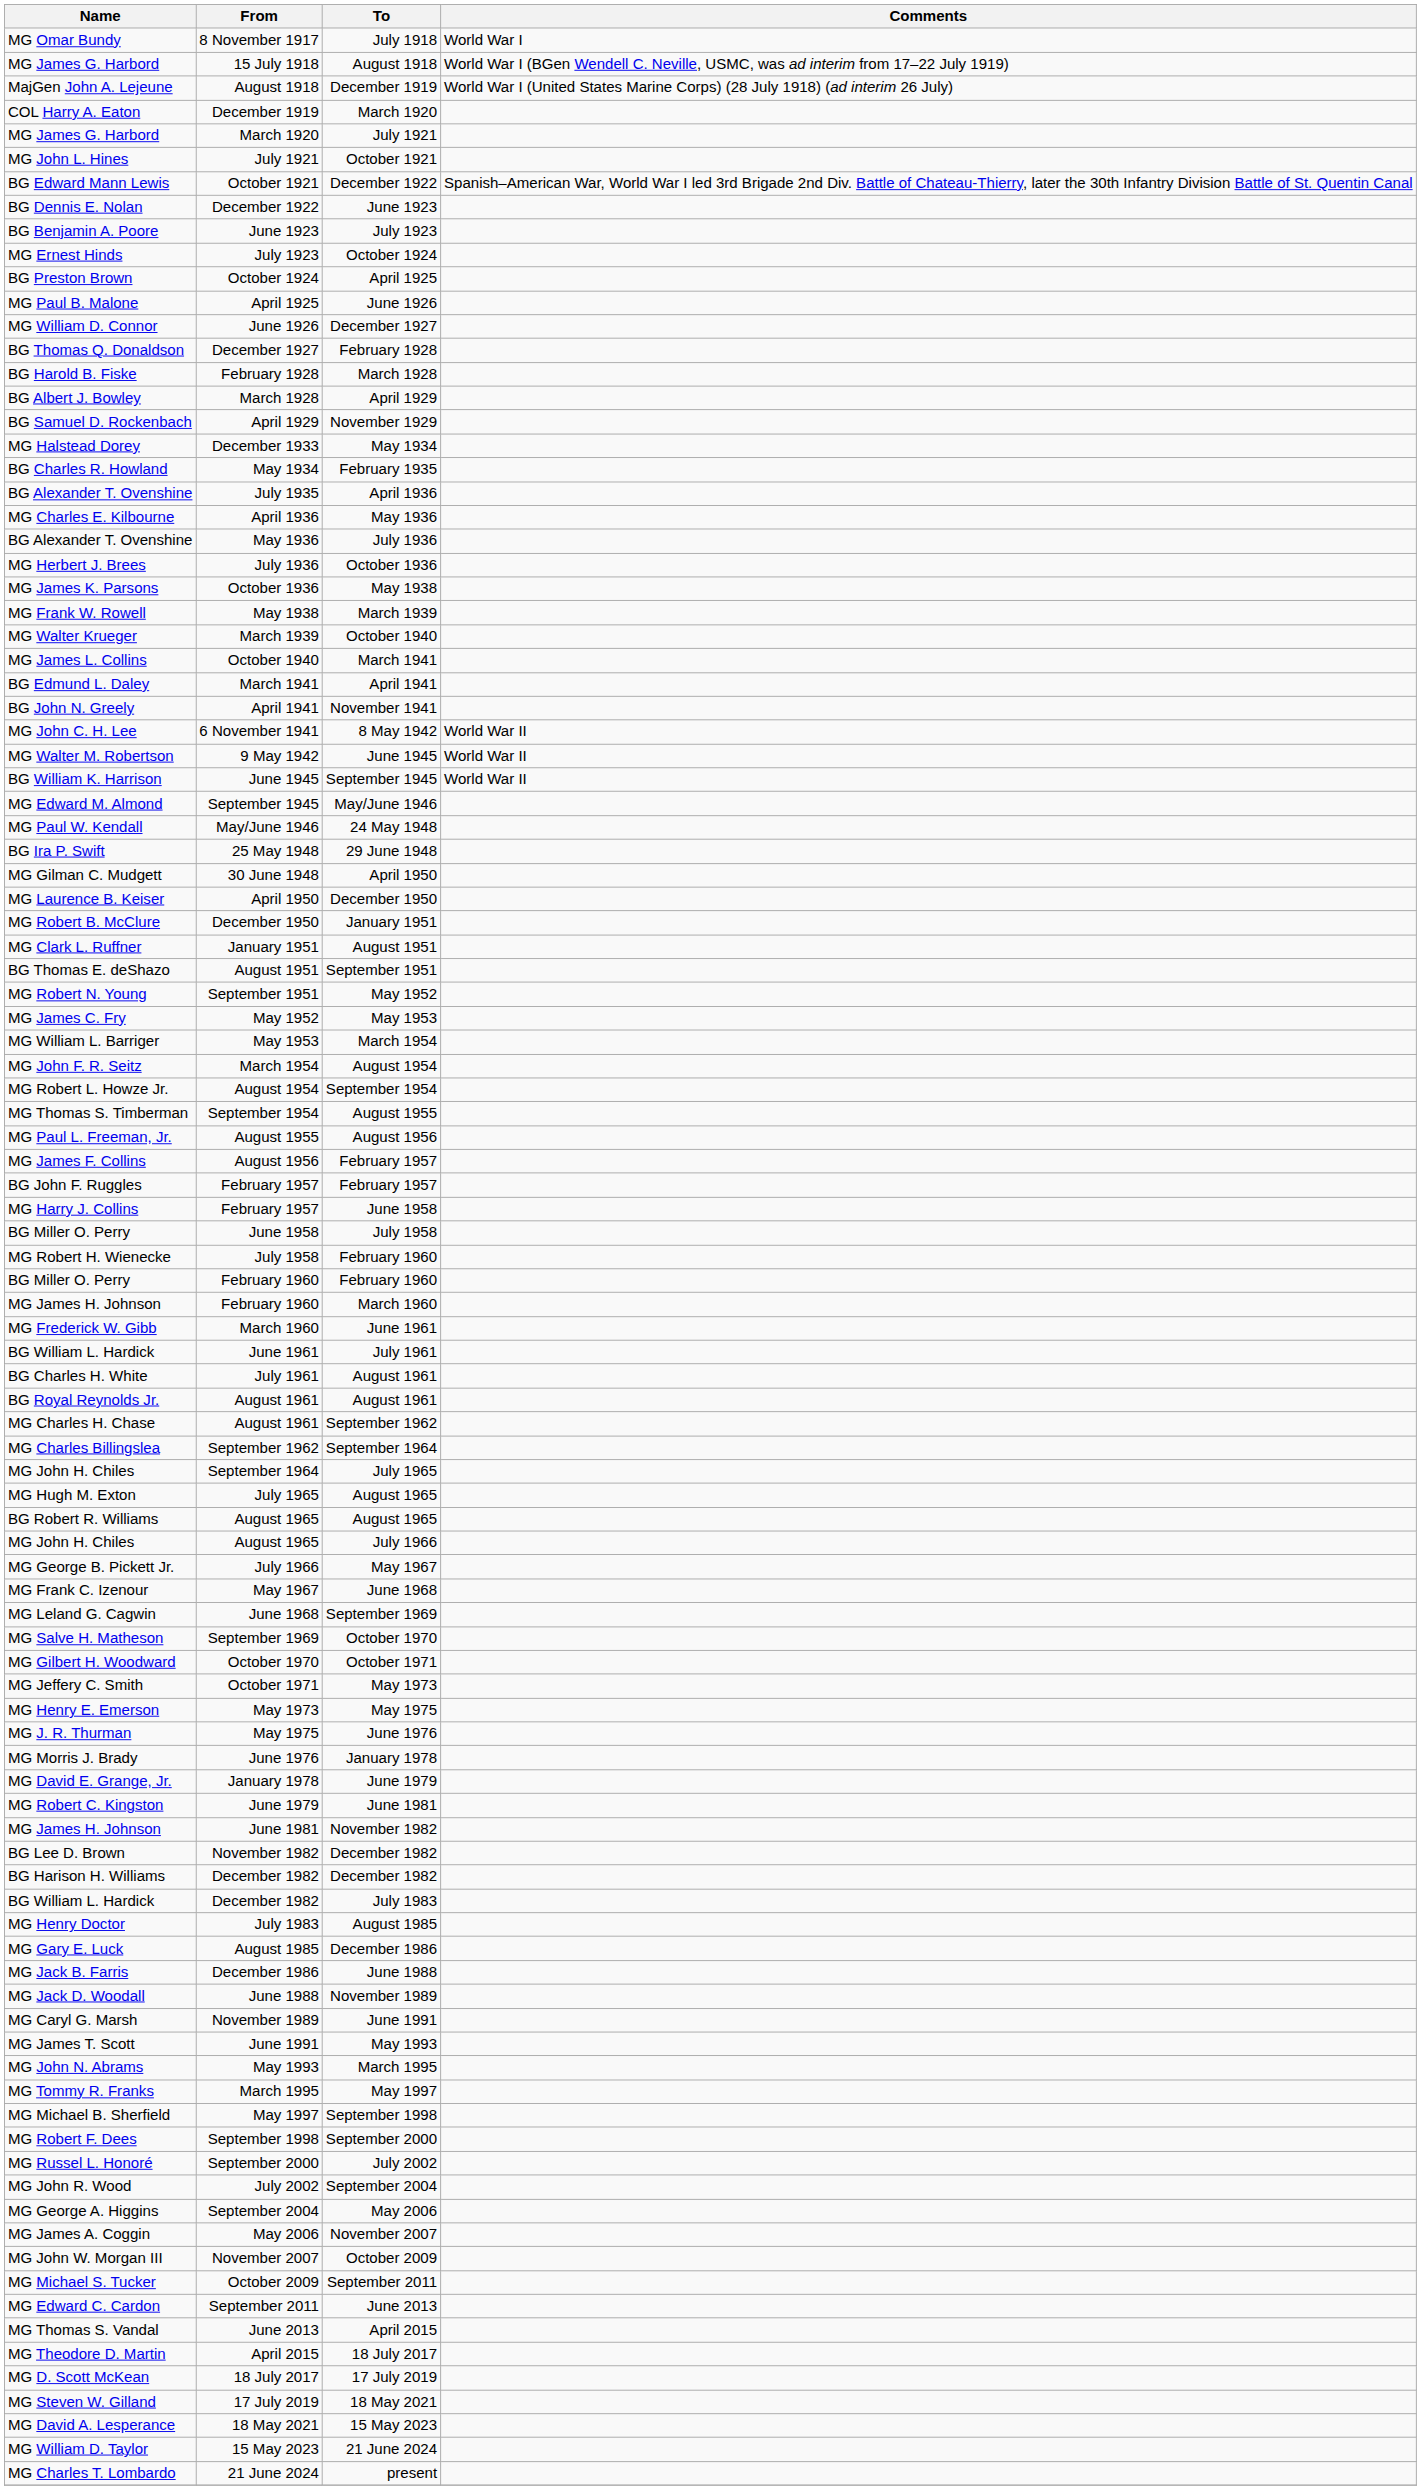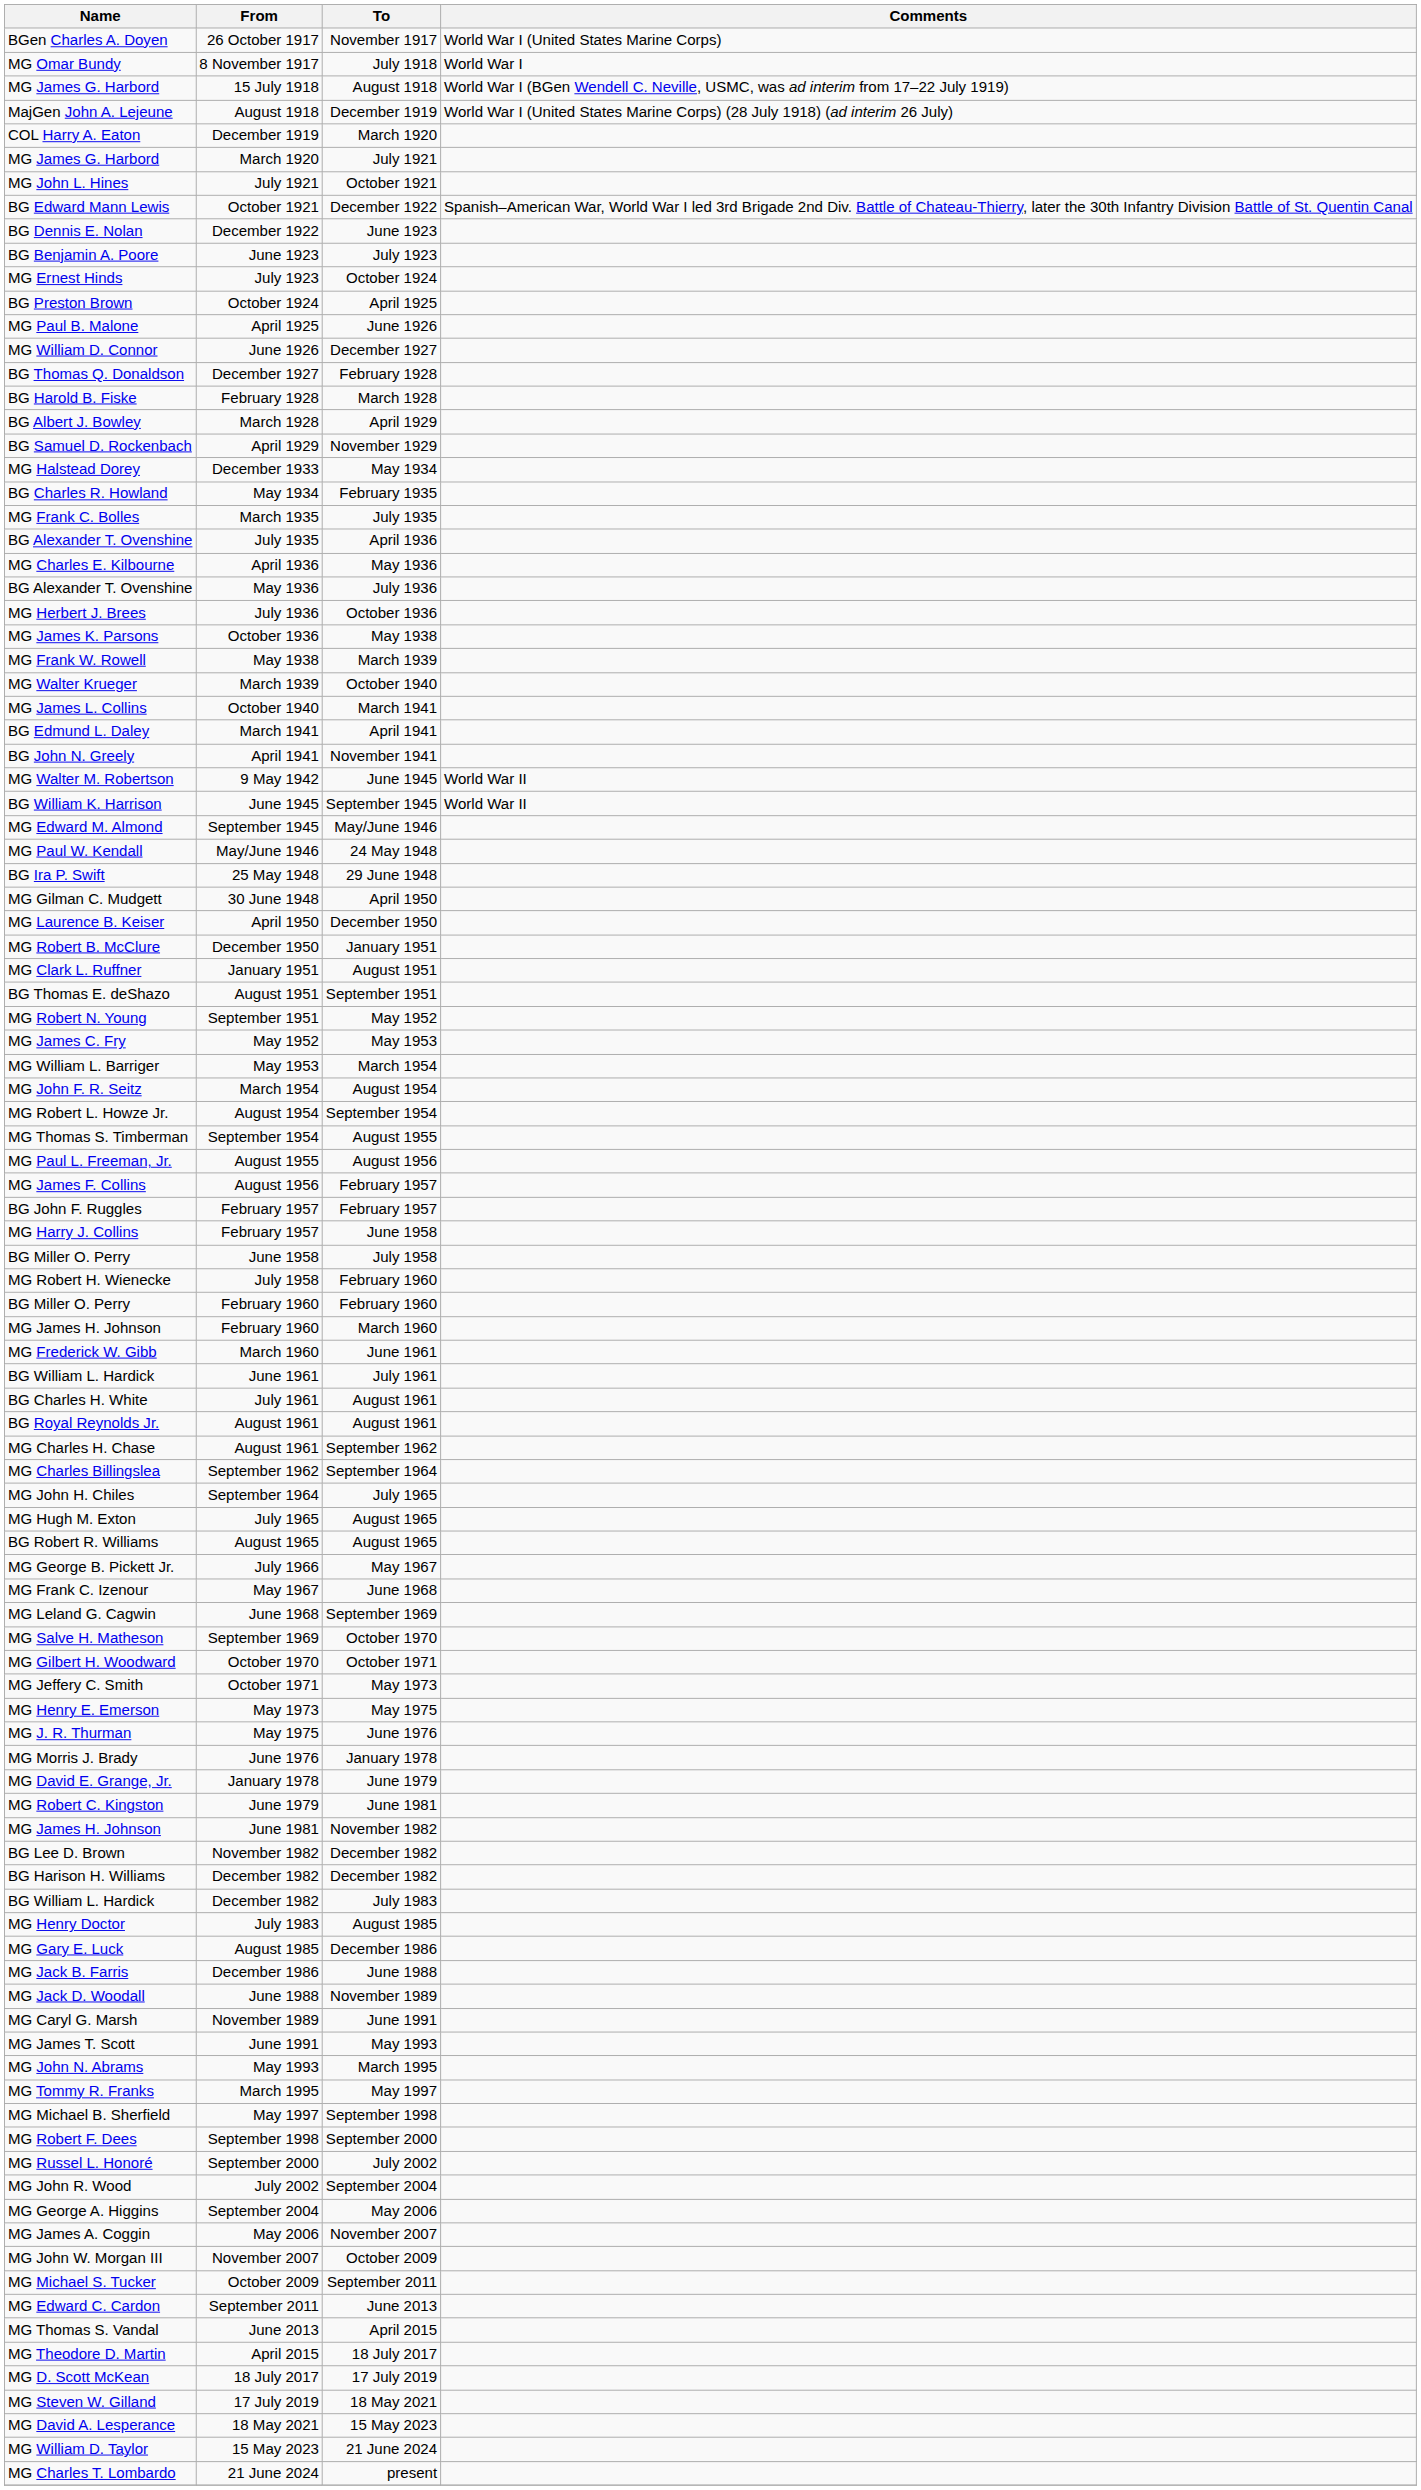+ row: (263, 40)
+ row: (279, 517)
- row: (259, 732)
- row: (277, 1542)
